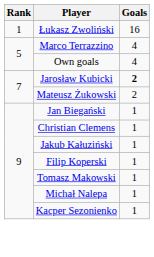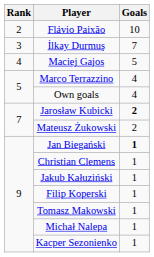- row: (76, 29)
+ row: (76, 29)
+ row: (76, 45)
+ row: (76, 62)
(134, 111) normal -> (134, 144) bold
